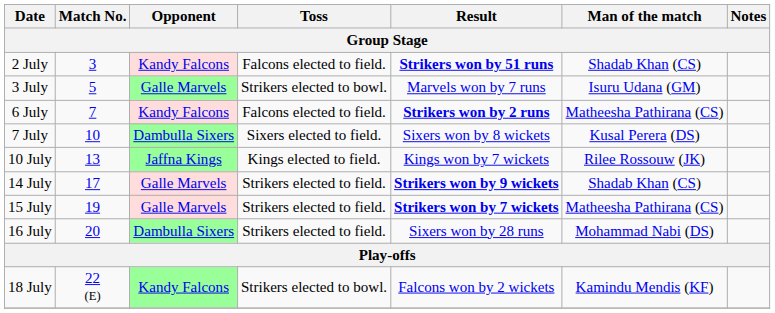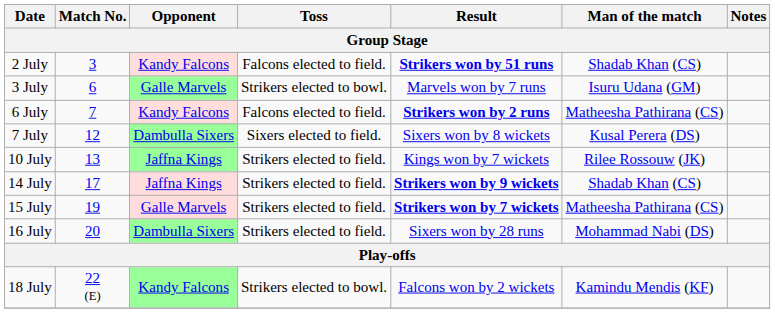(93, 87) 5 -> (93, 87) 6
(93, 135) 10 -> (93, 135) 12
(314, 159) Kings elected to field. -> (314, 159) Strikers elected to field.
(184, 183) Galle Marvels -> (184, 183) Jaffna Kings
